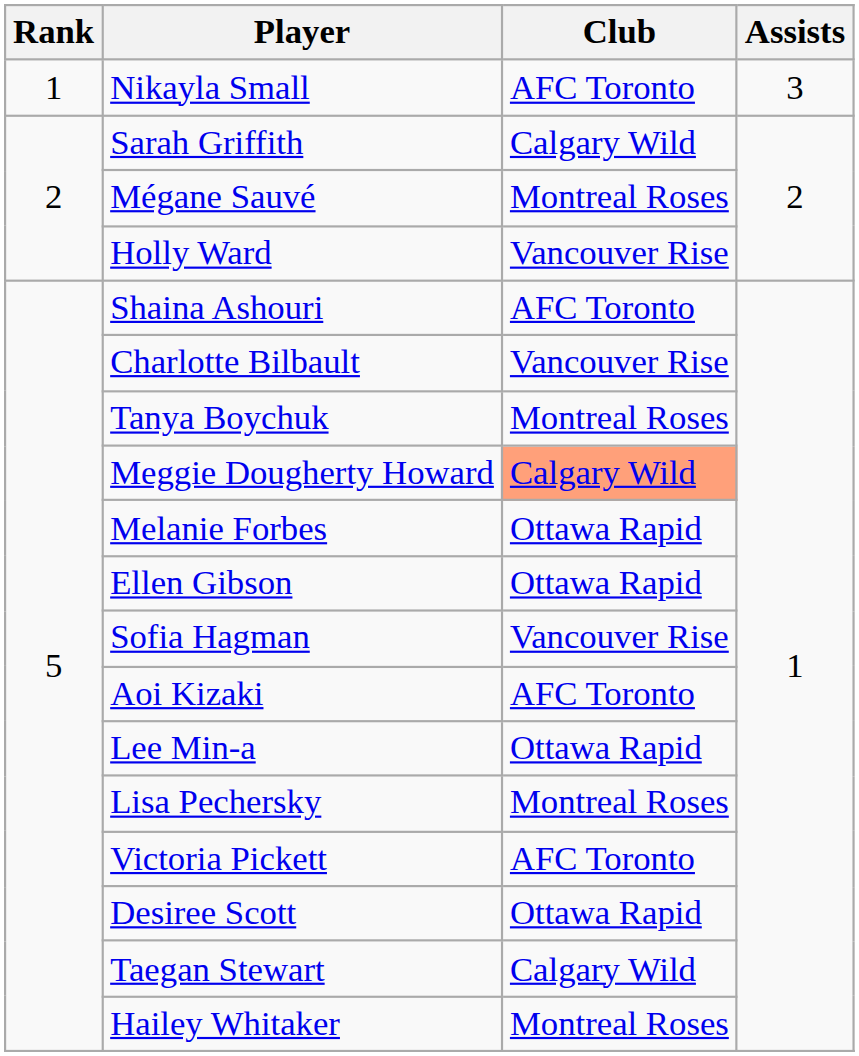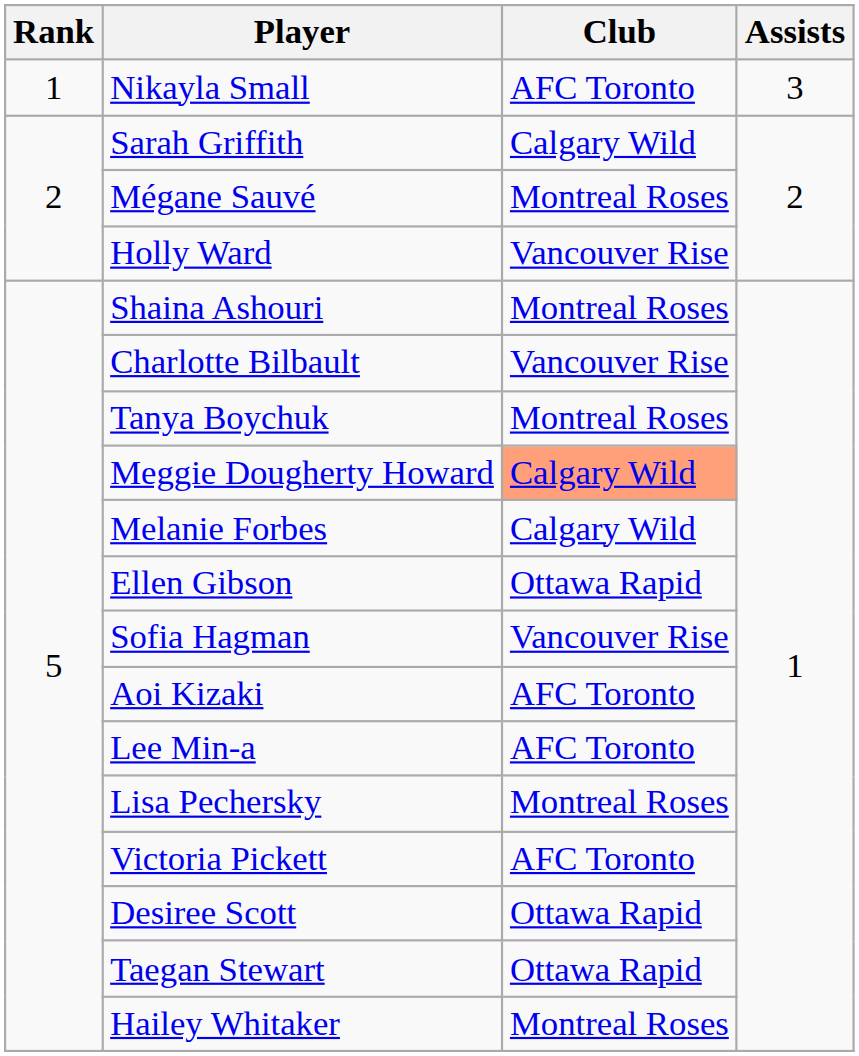(602, 307) AFC Toronto -> (619, 307) Montreal Roses
(606, 527) Ottawa Rapid -> (603, 527) Calgary Wild
(606, 747) Ottawa Rapid -> (602, 747) AFC Toronto
(603, 968) Calgary Wild -> (606, 968) Ottawa Rapid
